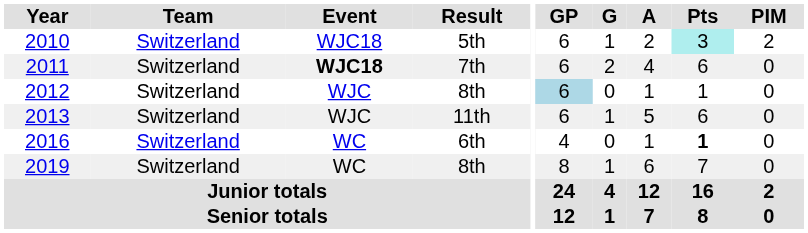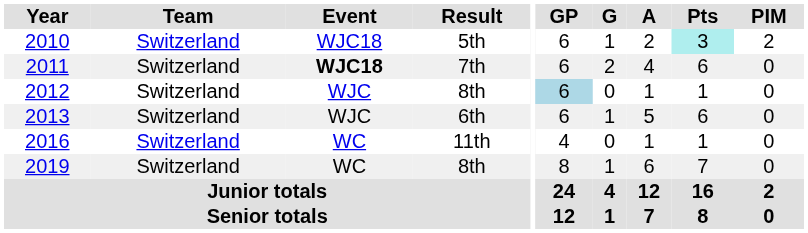(472, 116) 11th -> (472, 116) 6th
(472, 141) 6th -> (472, 141) 11th
(703, 141) bold -> (703, 141) normal
